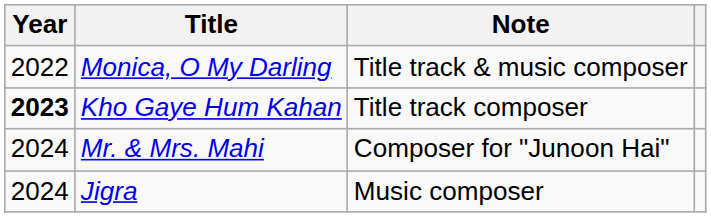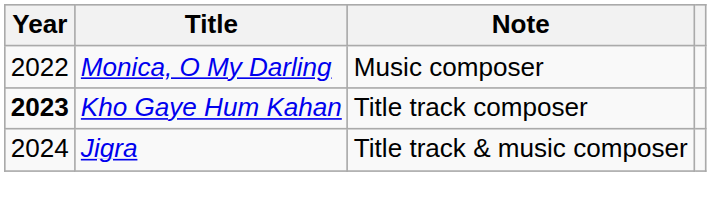(521, 66) Title track & music composer -> (449, 66) Music composer
- row: (172, 149)
(449, 190) Music composer -> (521, 149) Title track & music composer
